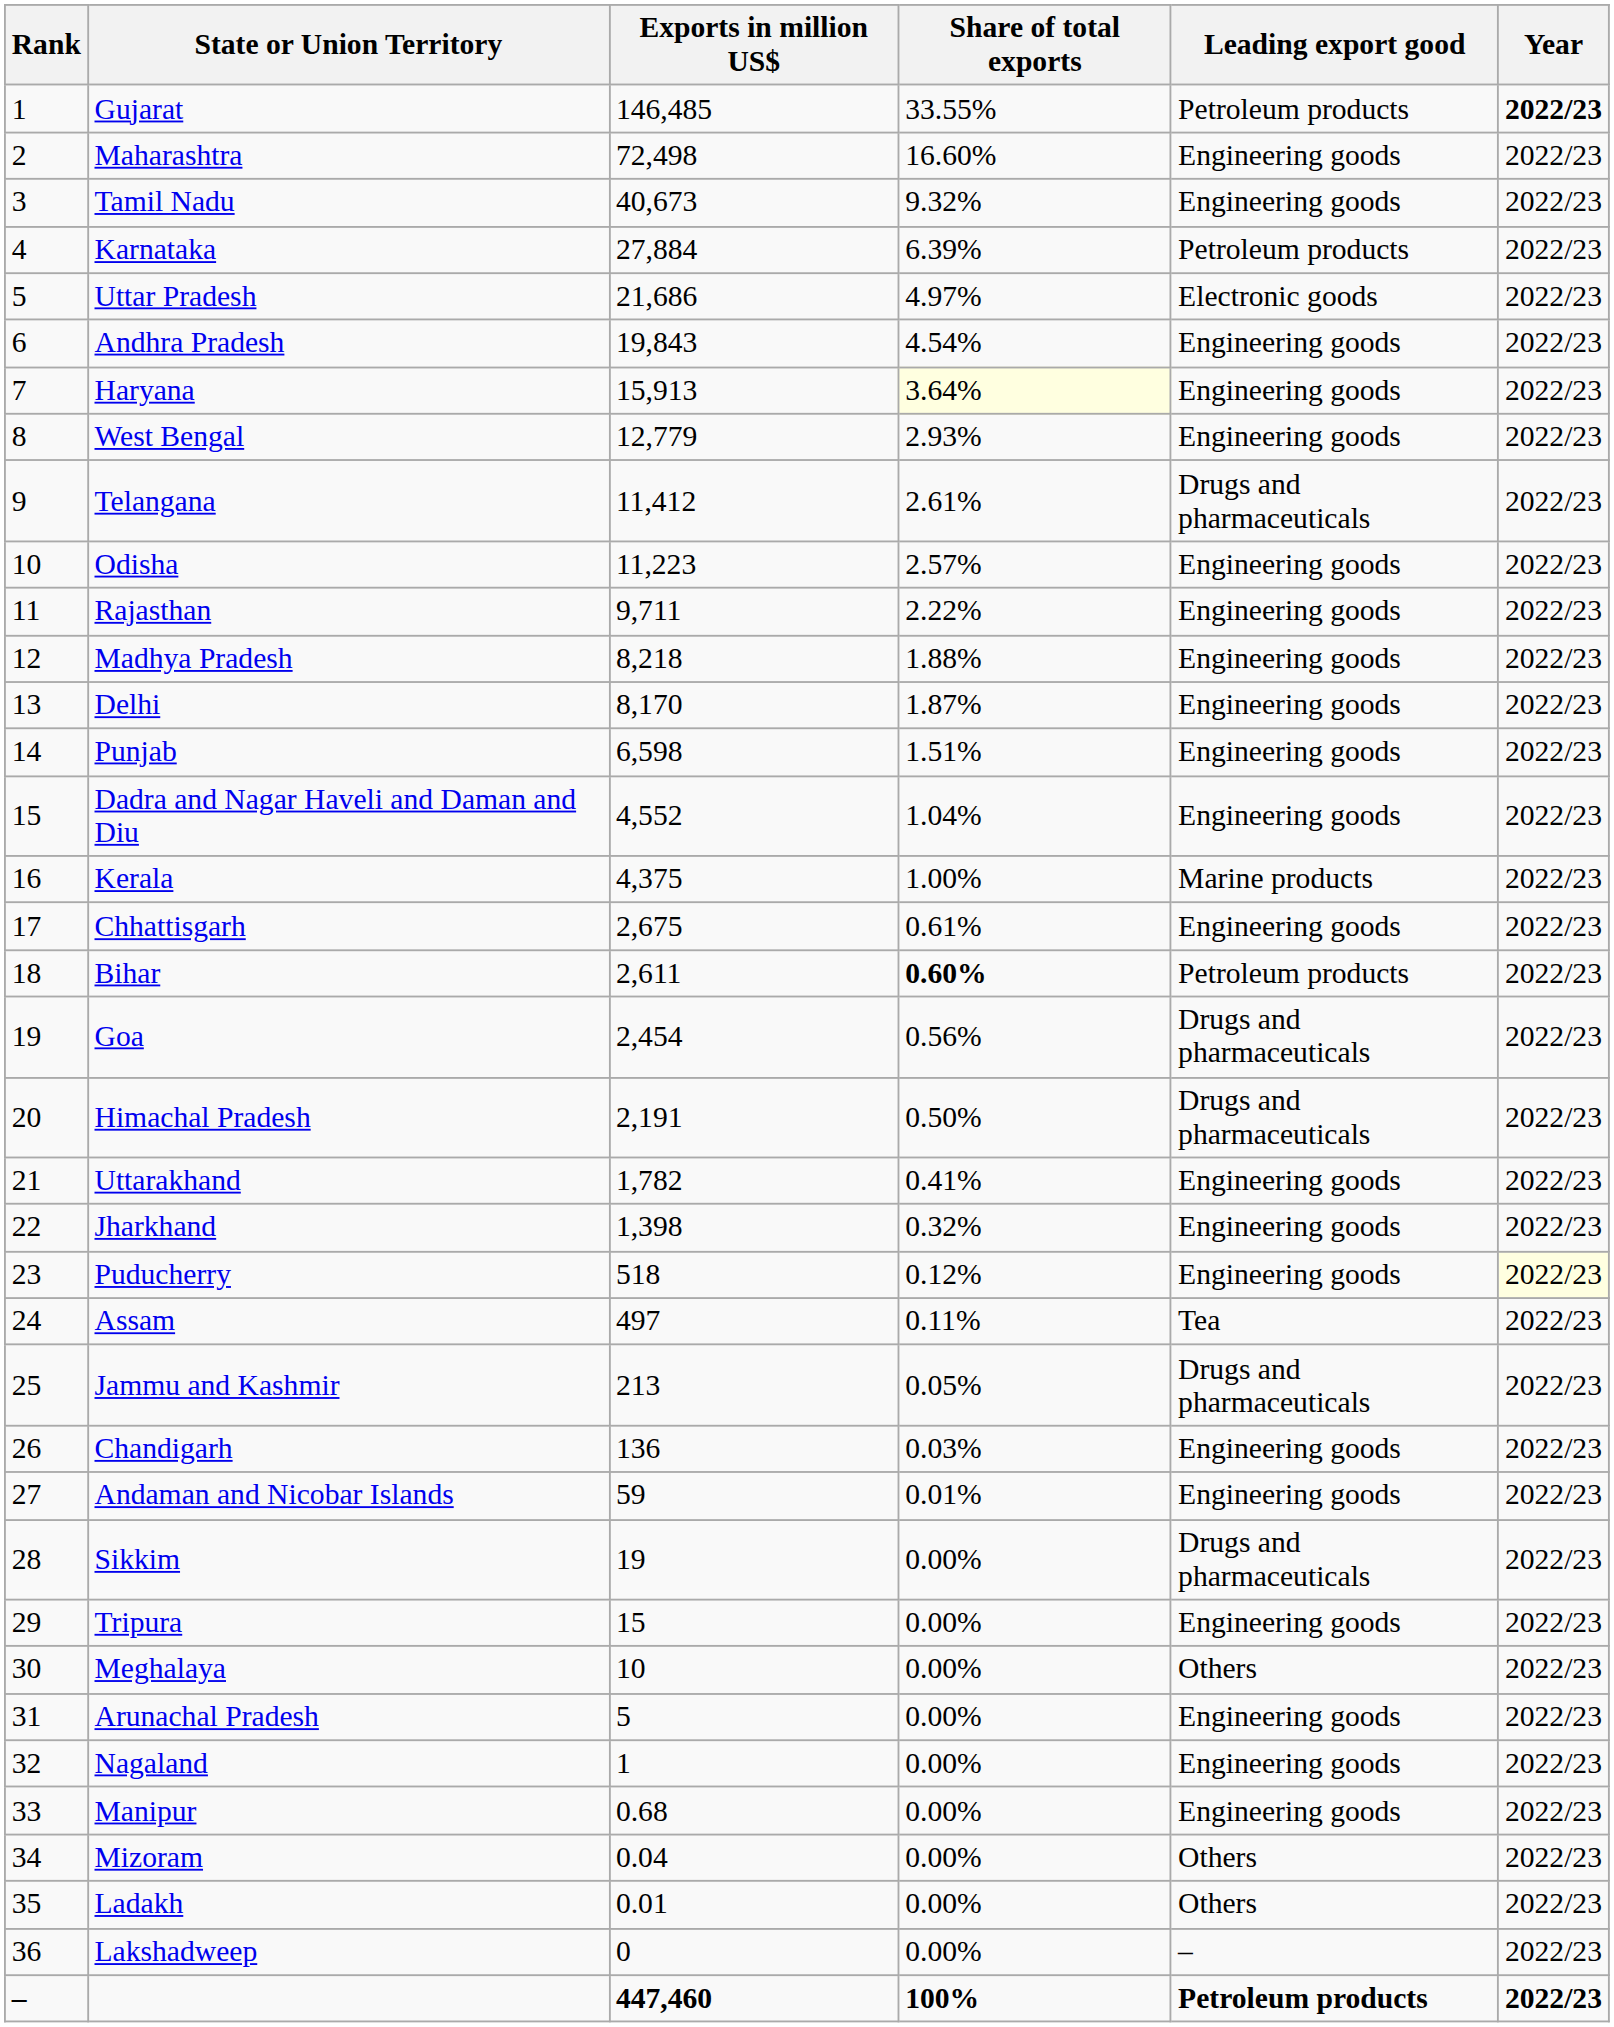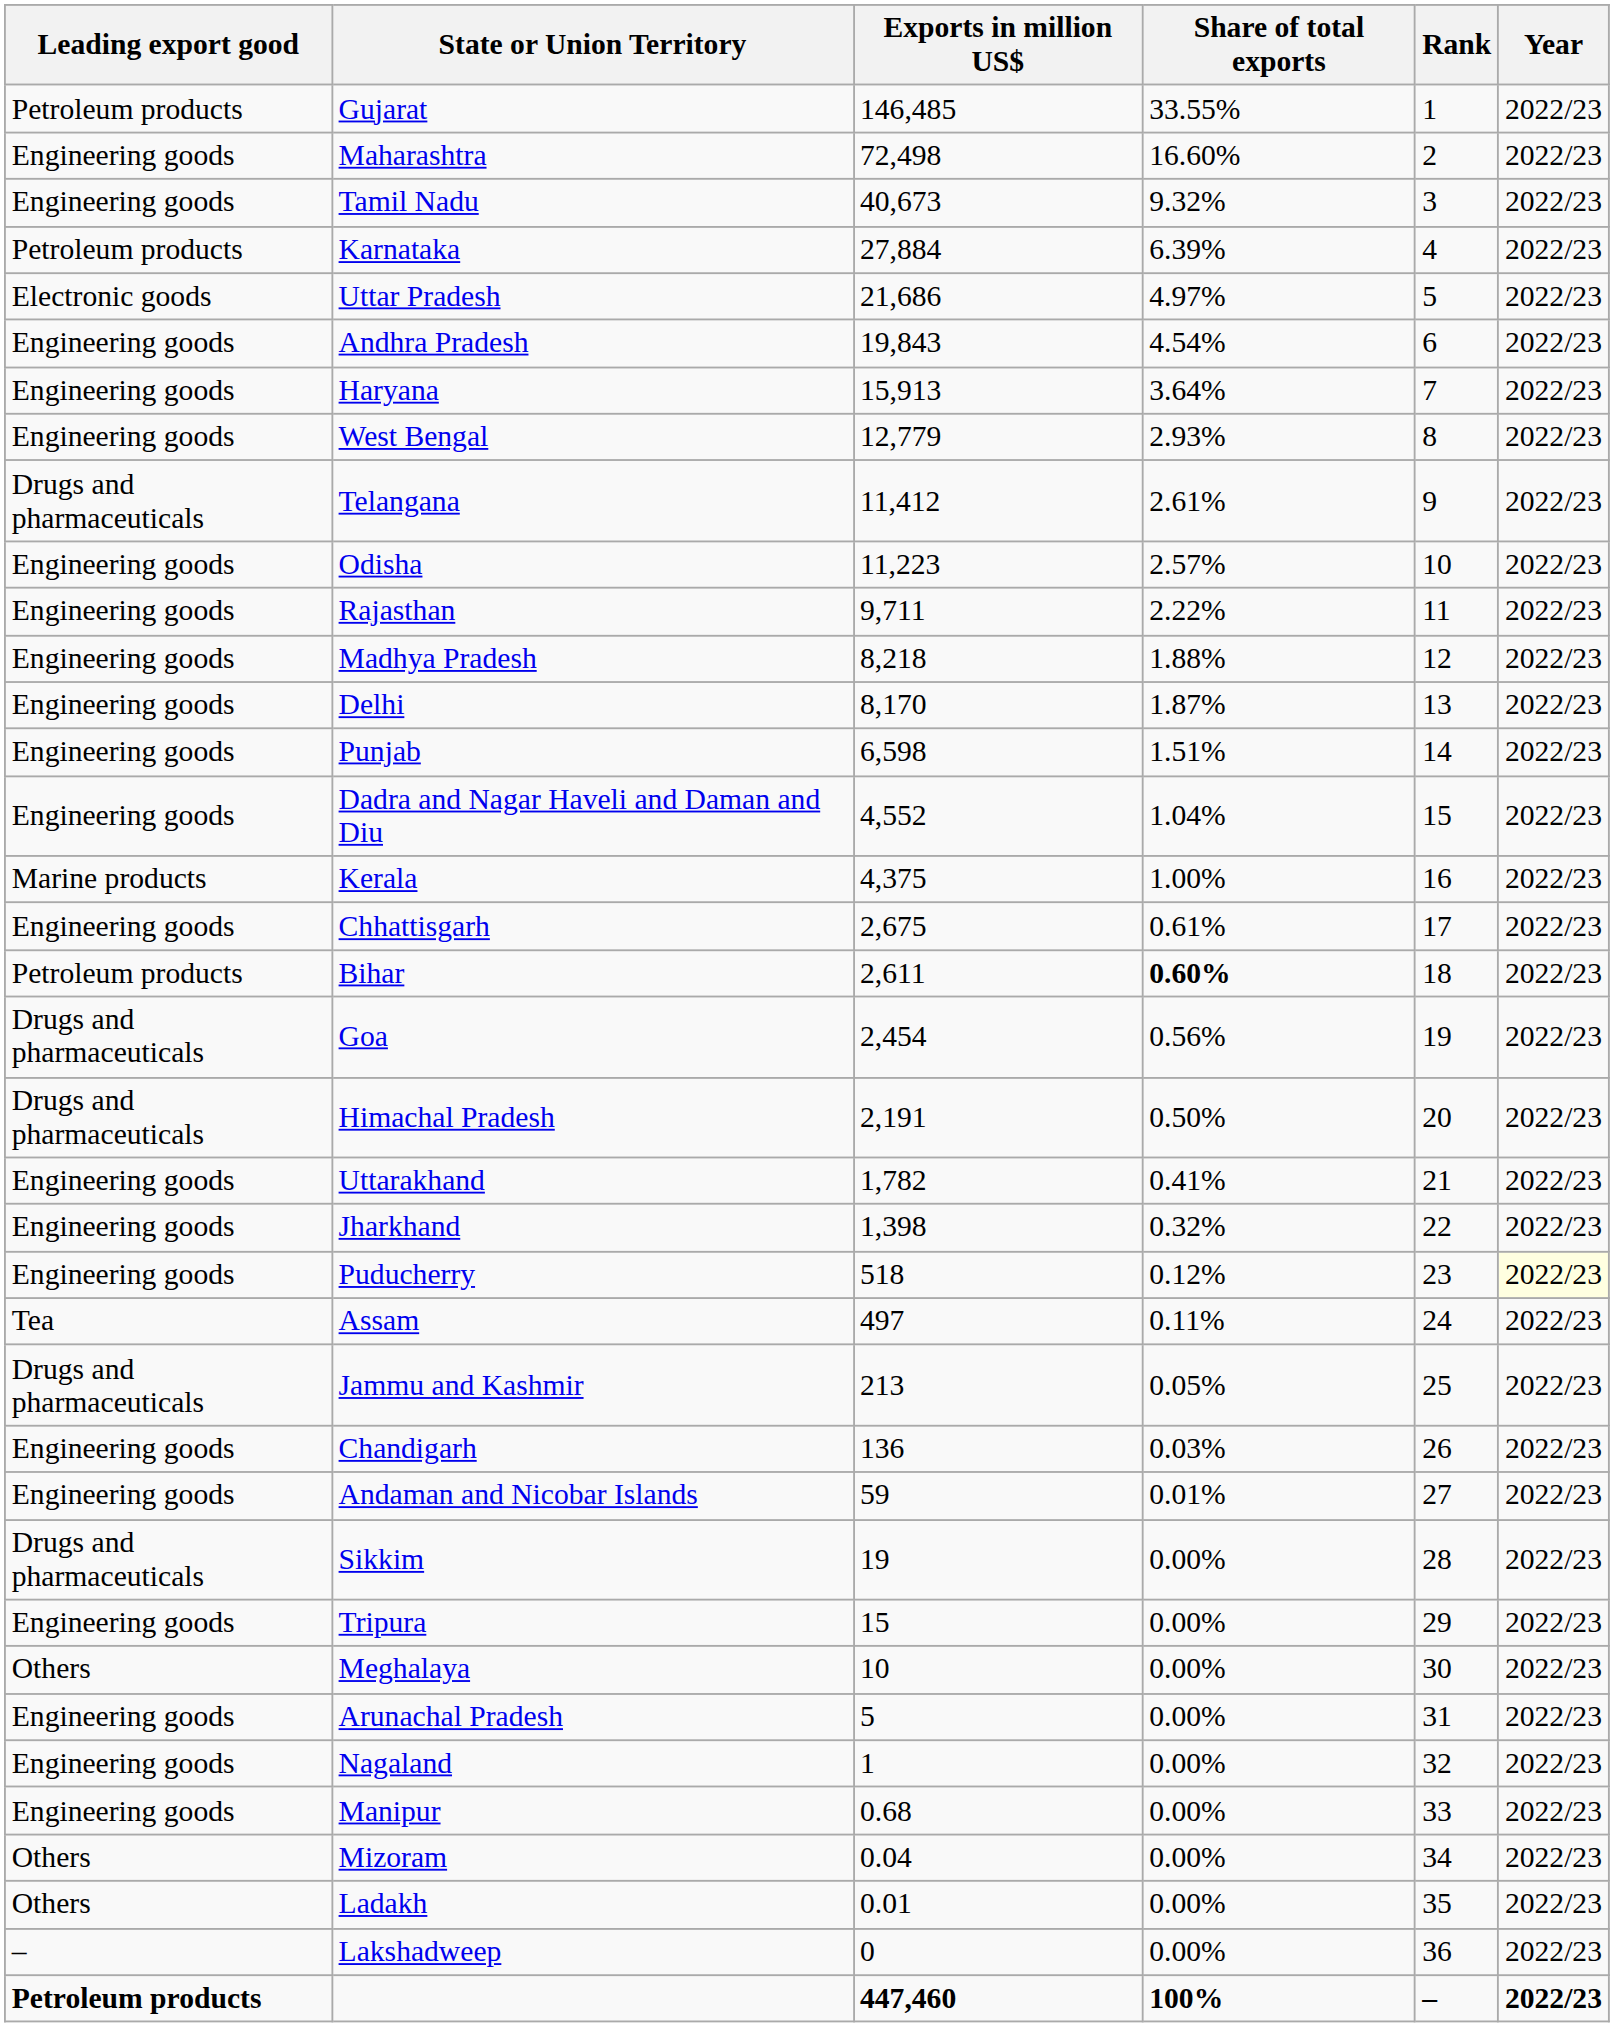columns swapped: (46, 44) <-> (1335, 44)
(1553, 108) bold -> (1553, 108) normal
(943, 389) lightyellow background -> (1187, 389) no background
